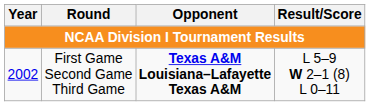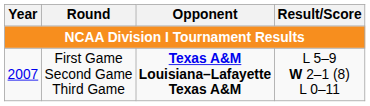(23, 74) 2002 -> (23, 74) 2007
